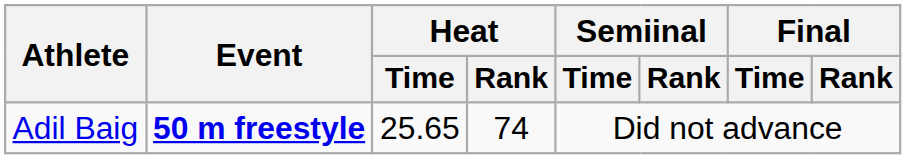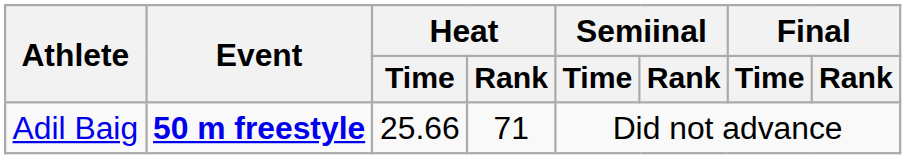(420, 128) 25.65 -> (420, 128) 25.66
(511, 128) 74 -> (511, 128) 71
